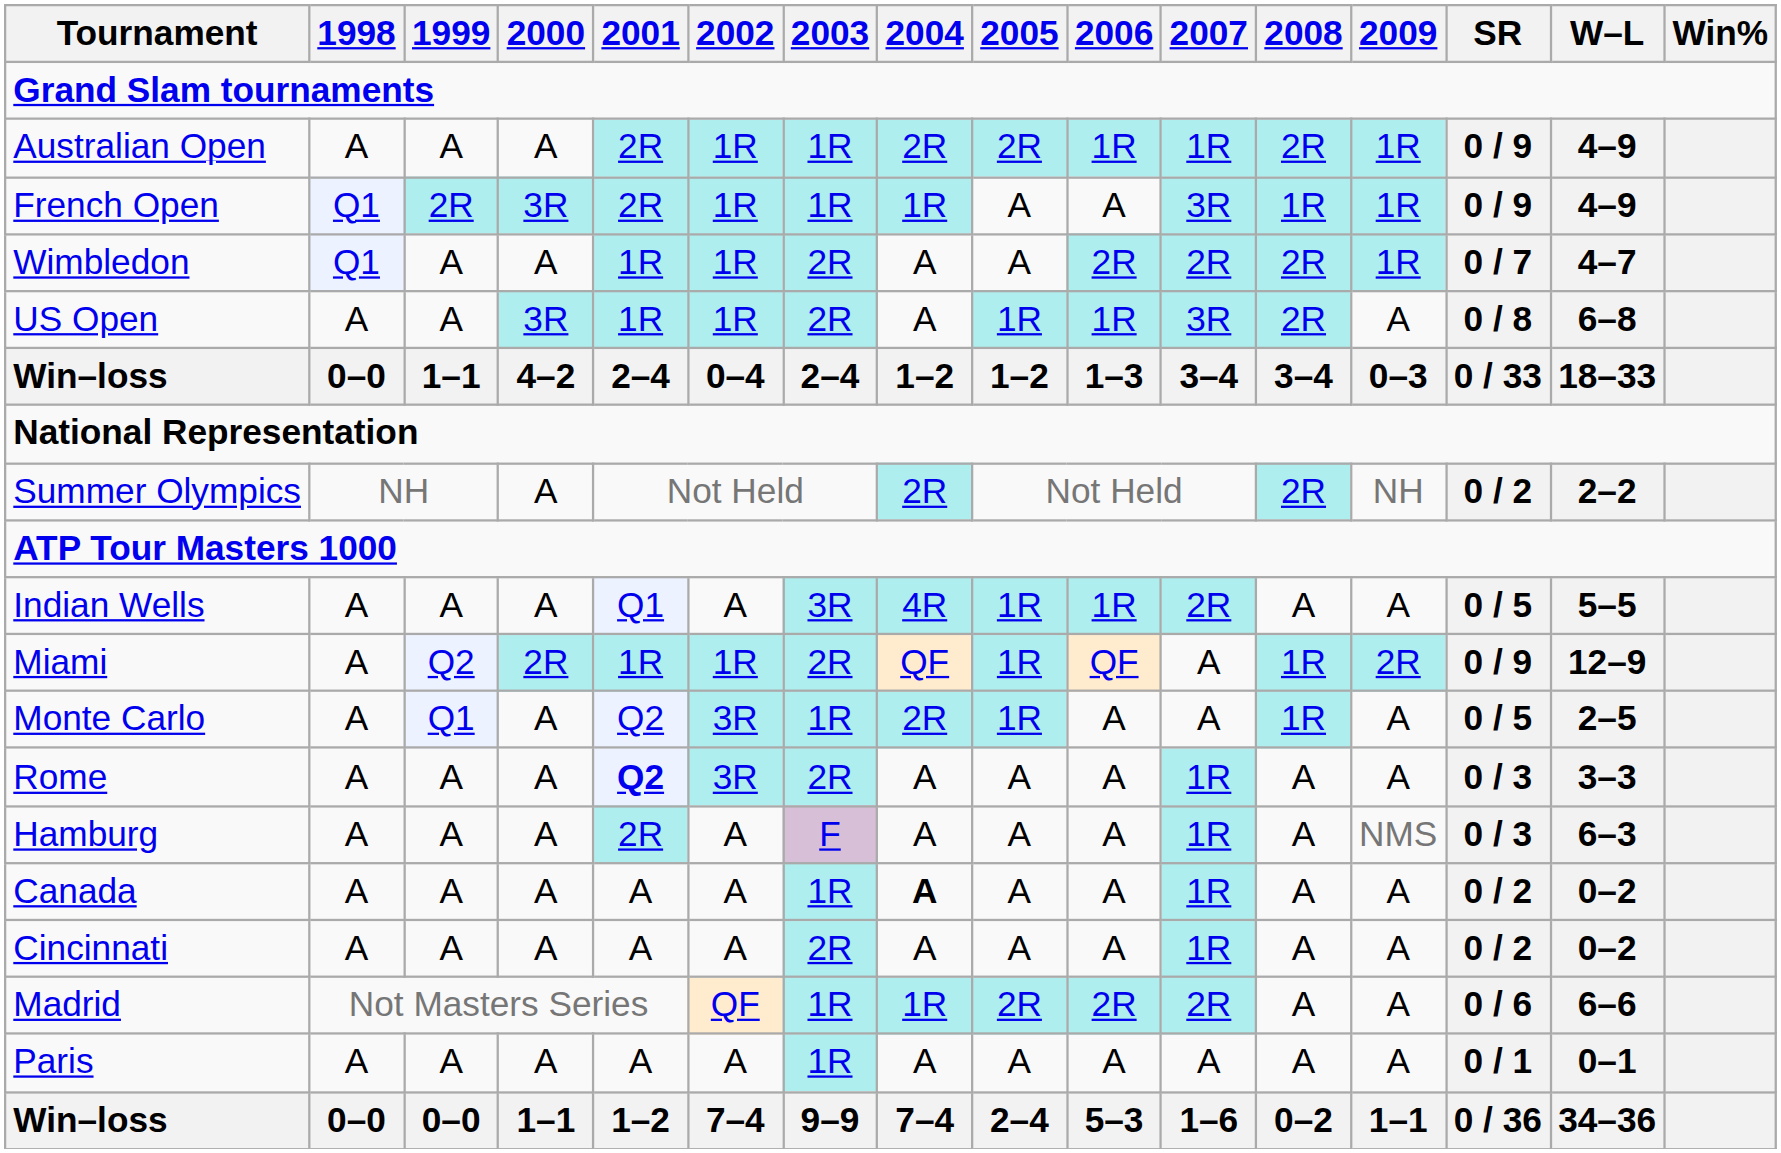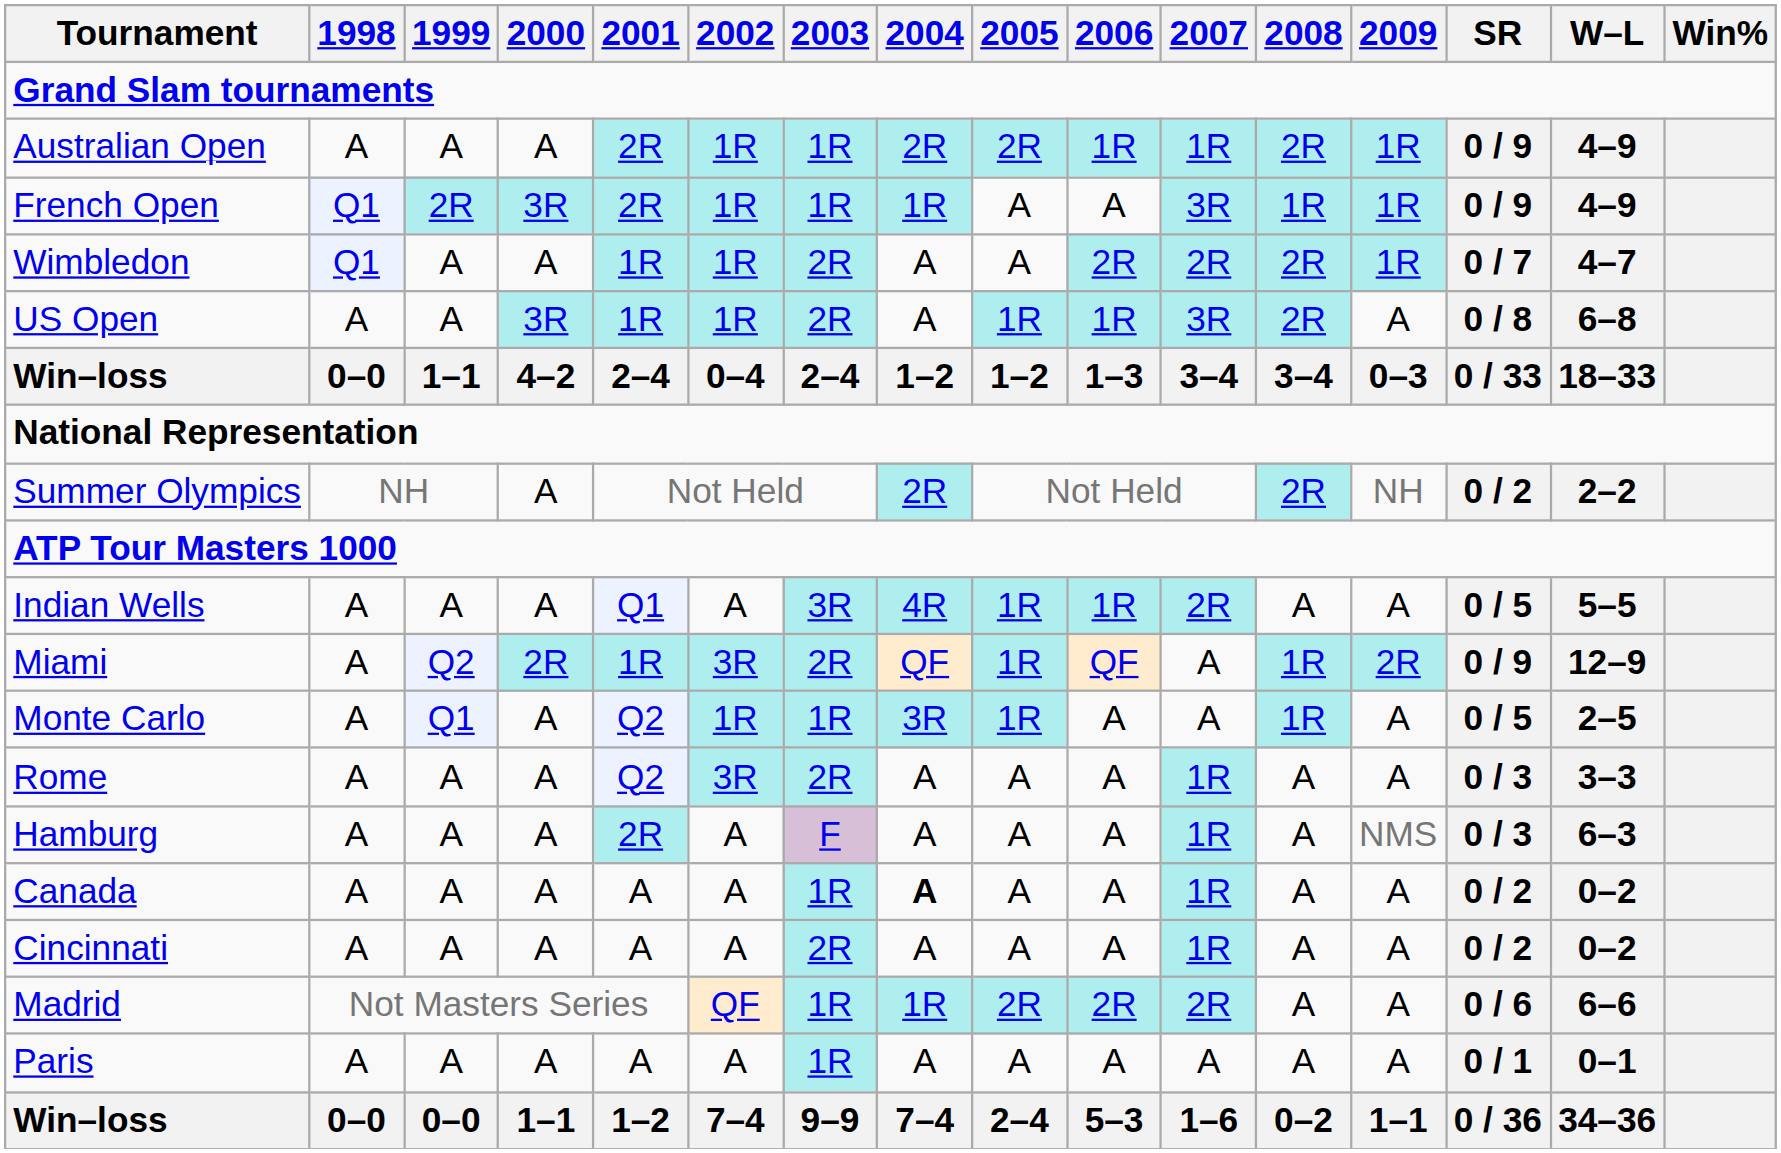(735, 661) 1R -> (735, 661) 3R
(735, 718) 3R -> (735, 718) 1R
(925, 718) 2R -> (925, 718) 3R
(641, 775) bold -> (641, 775) normal
